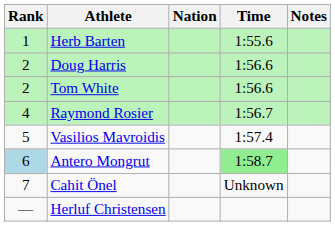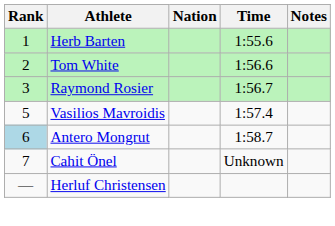- row: (88, 64)
(26, 112) 4 -> (26, 88) 3
(254, 161) lightgreen background -> (254, 137) no background
